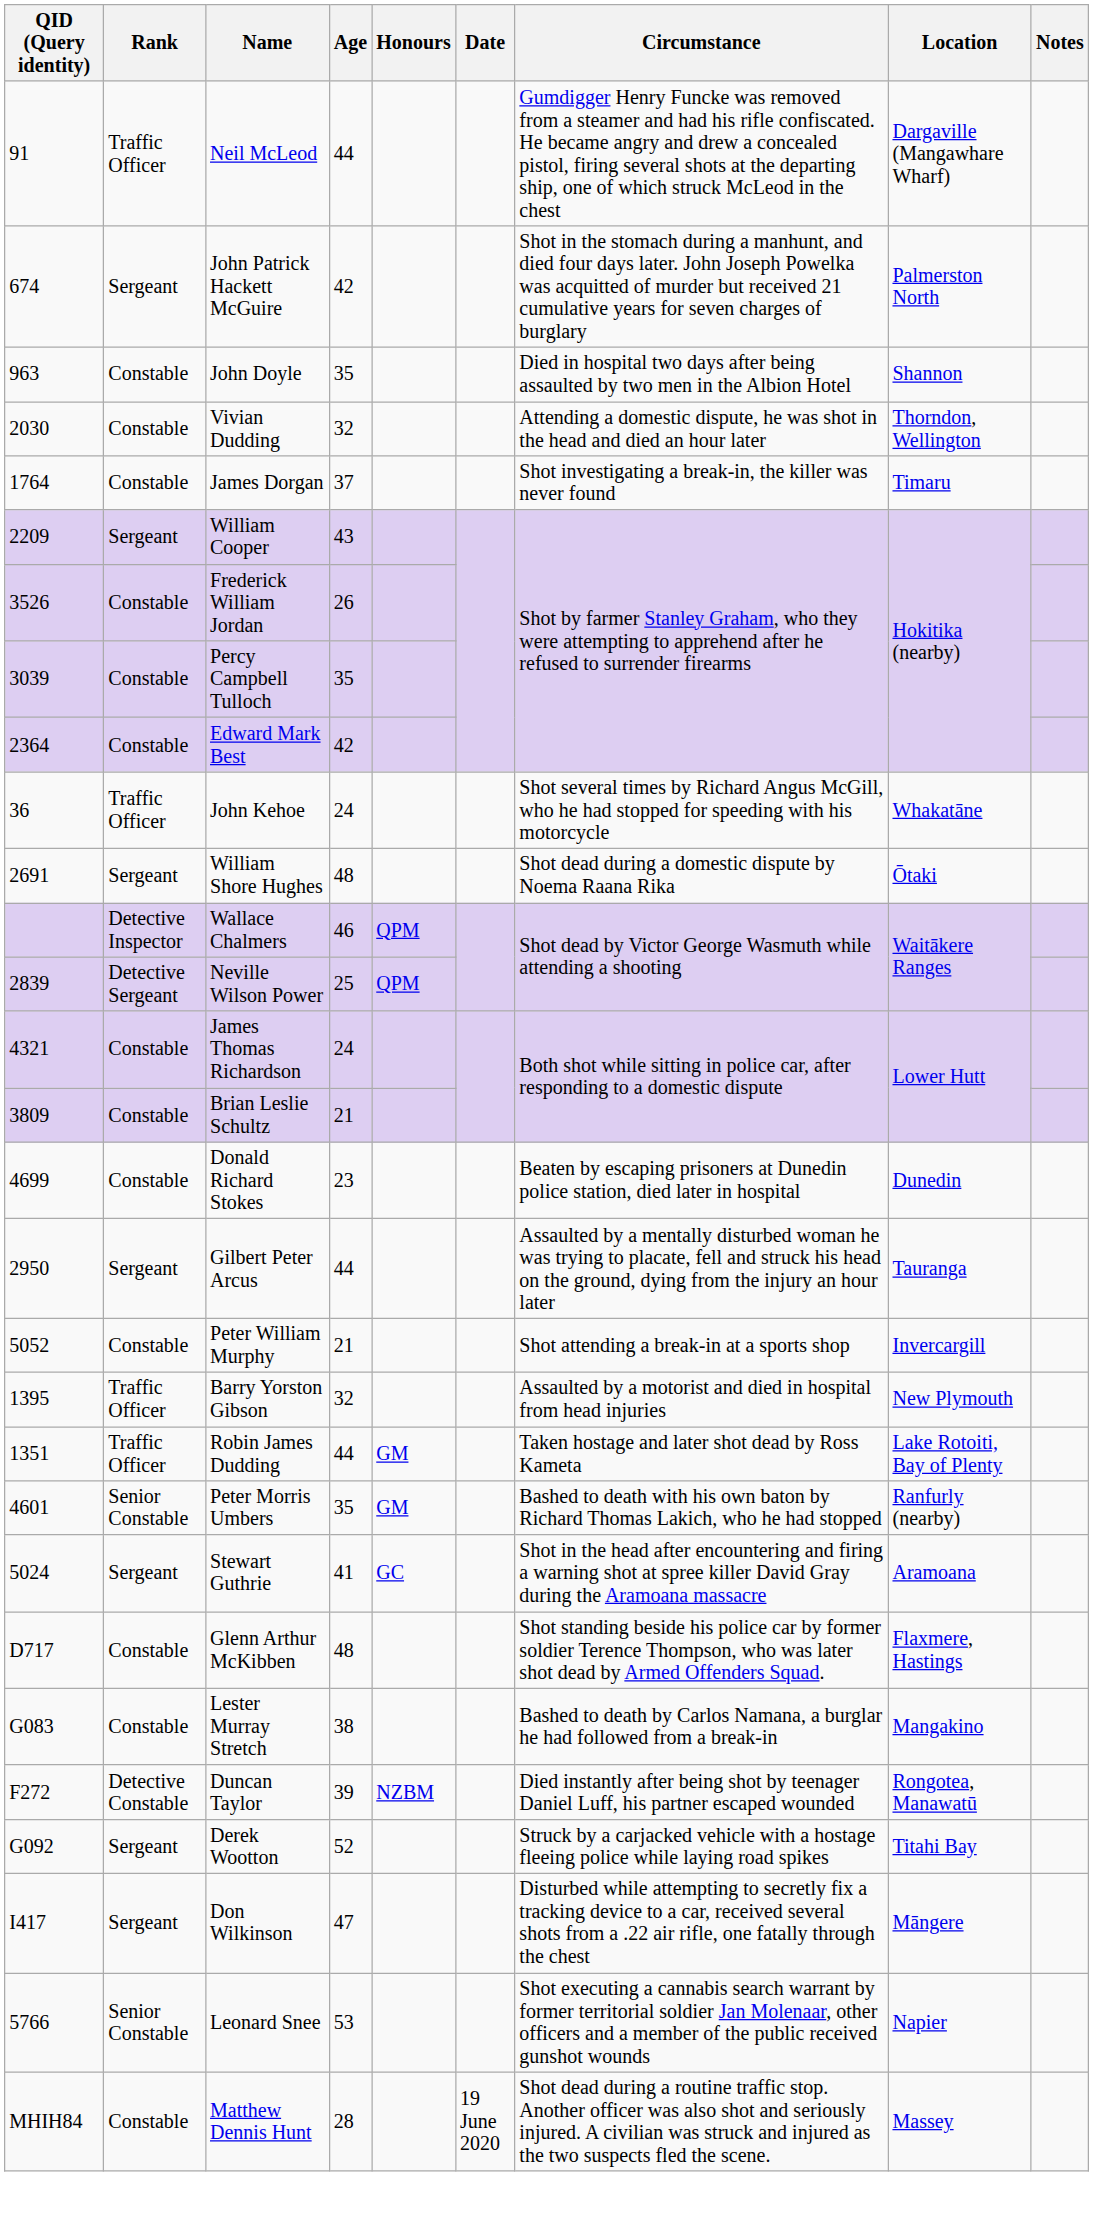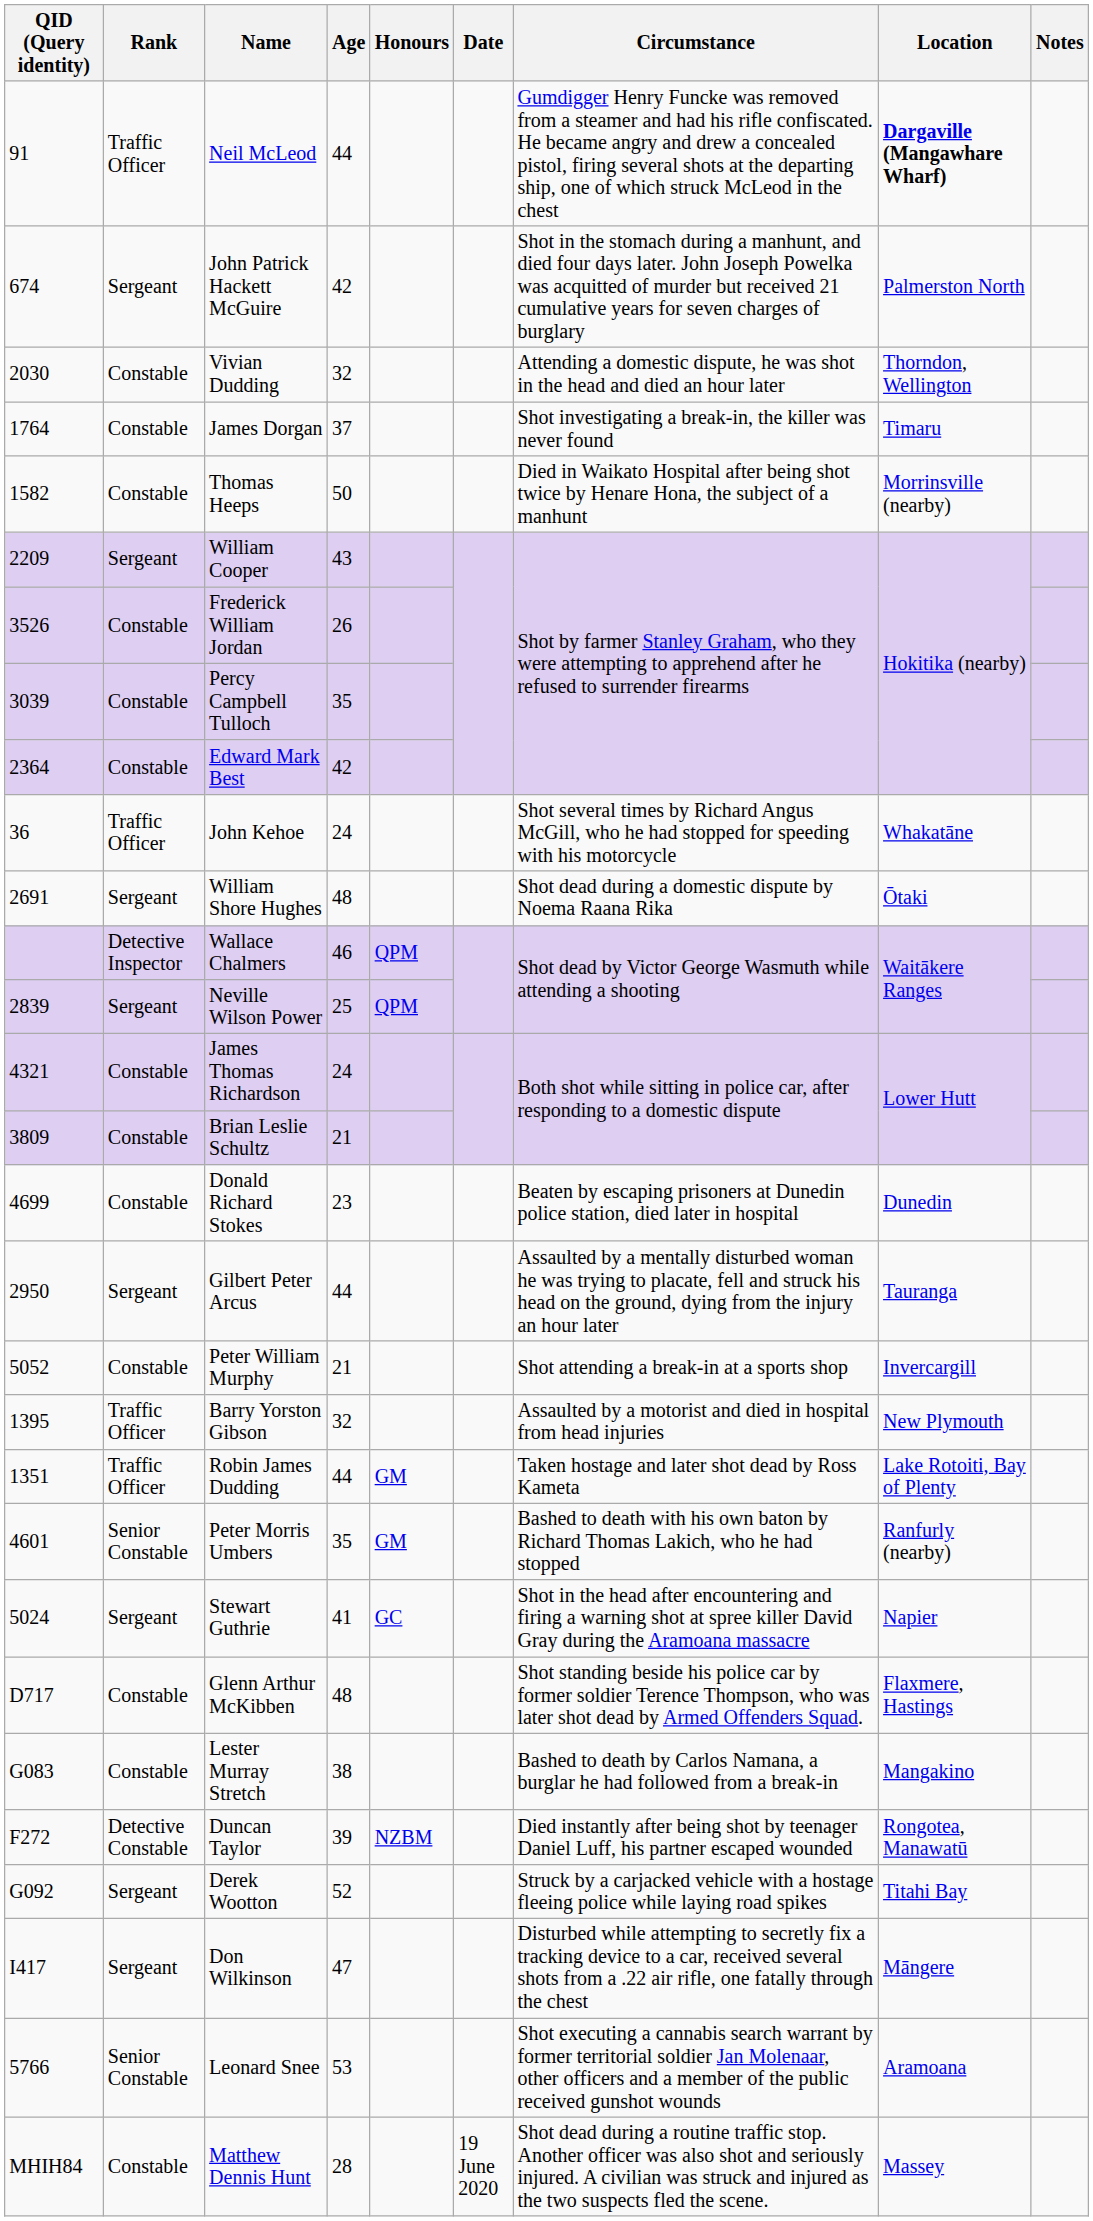(948, 153) normal -> (943, 153) bold
- row: (256, 374)
+ row: (241, 493)
(147, 983) Detective Sergeant -> (143, 1006) Sergeant
(934, 1573) Aramoana -> (910, 1618) Napier
(920, 2022) Napier -> (925, 2067) Aramoana
